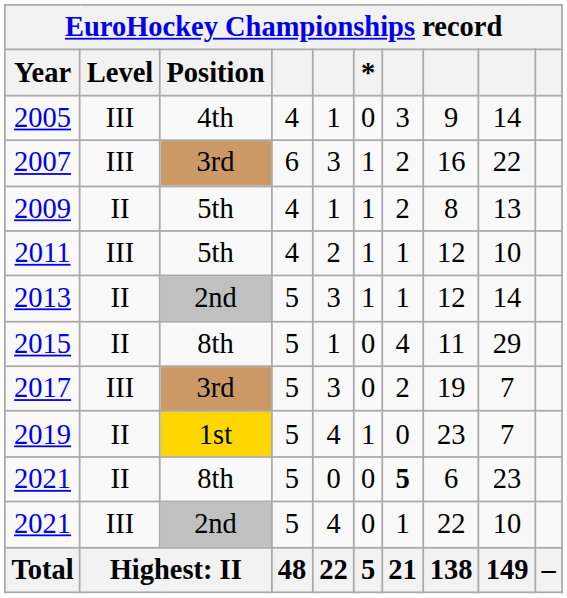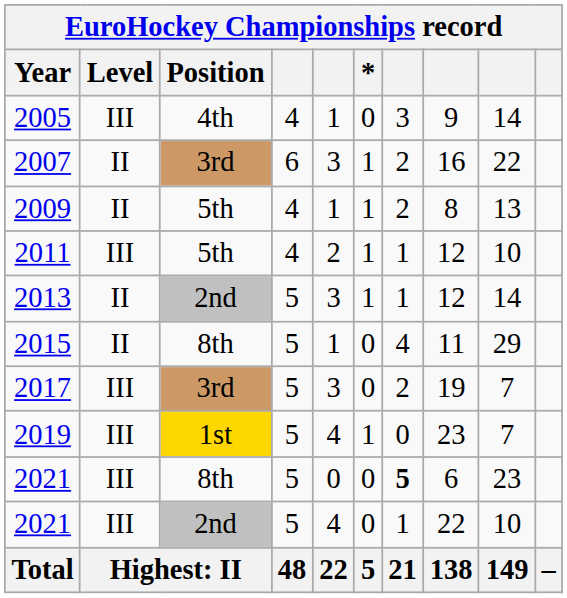(120, 162) III -> (120, 162) II
(120, 433) II -> (120, 433) III
(120, 478) II -> (120, 478) III
